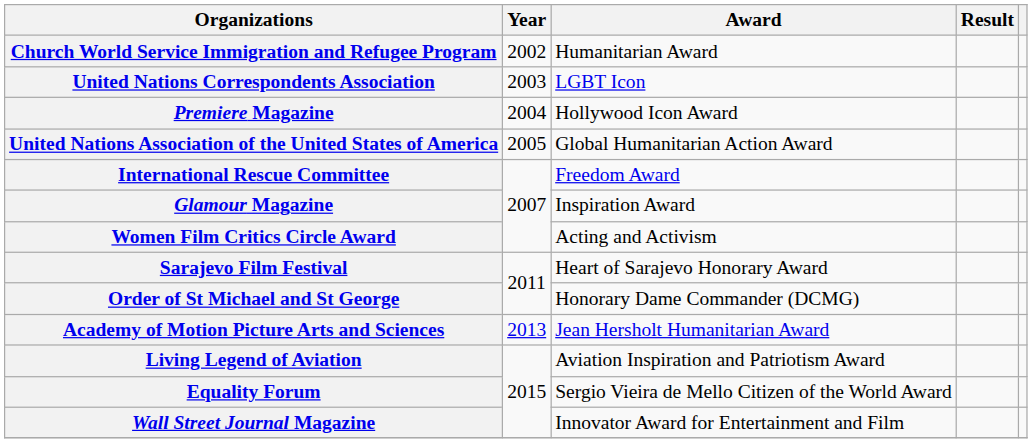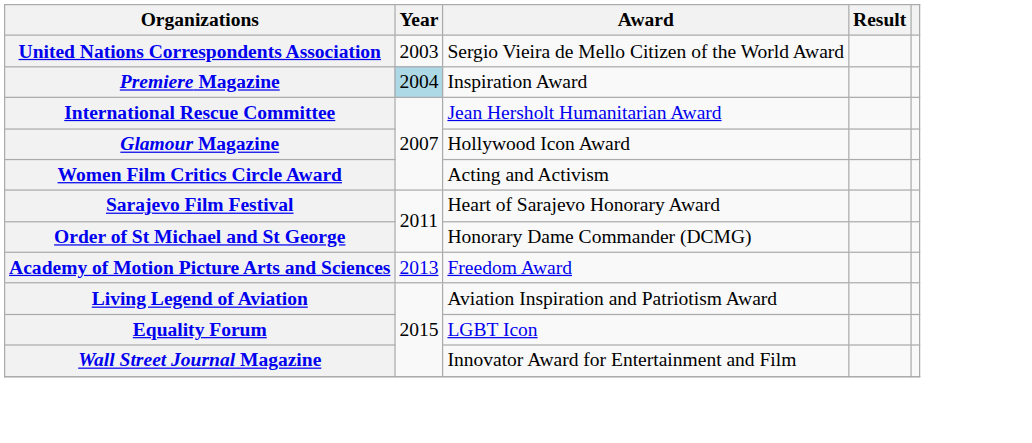- row: (254, 50)
(600, 81) LGBT Icon -> (646, 50) Sergio Vieira de Mello Citizen of the World Award
(527, 112) no background -> (419, 81) lightblue background
(646, 112) Hollywood Icon Award -> (517, 81) Inspiration Award
- row: (254, 143)
(617, 174) Freedom Award -> (585, 112) Jean Hersholt Humanitarian Award
(625, 205) Inspiration Award -> (539, 143) Hollywood Icon Award
(692, 329) Jean Hersholt Humanitarian Award -> (510, 267) Freedom Award
(754, 391) Sergio Vieira de Mello Citizen of the World Award -> (493, 329) LGBT Icon
